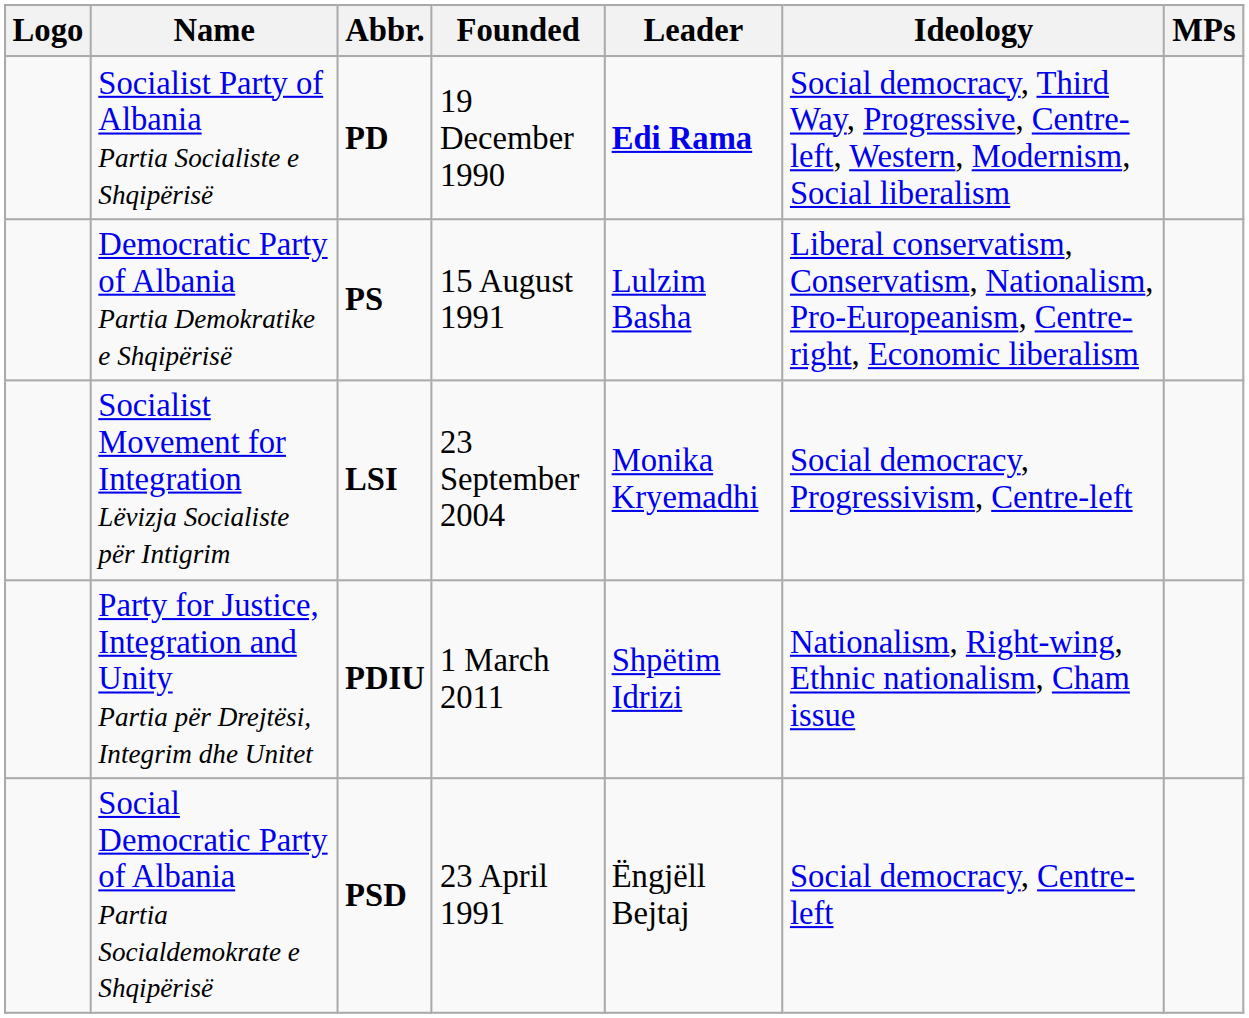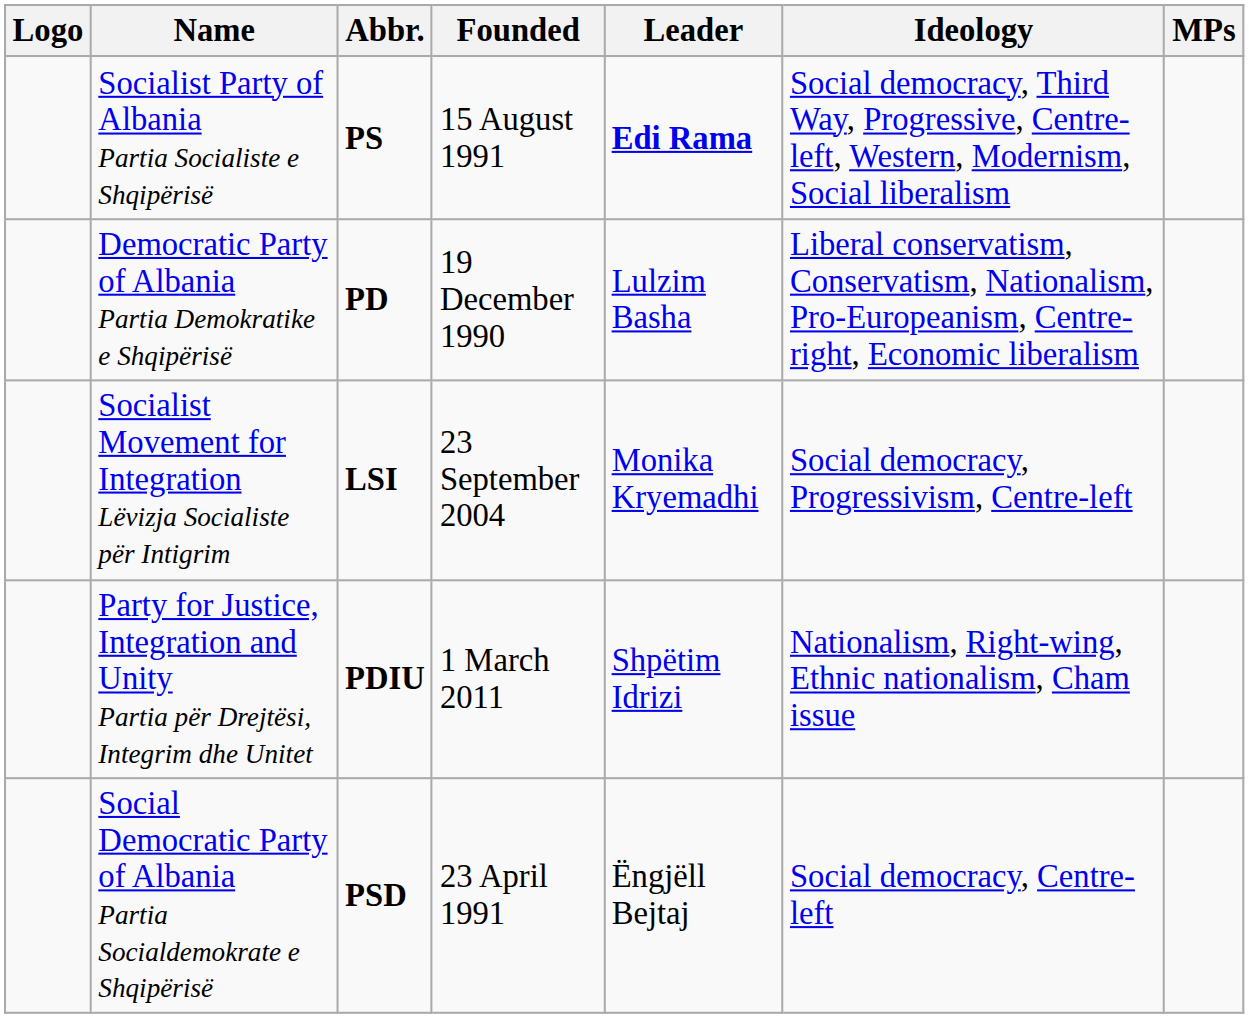(367, 137) PD -> (364, 137) PS
(507, 137) 19 December 1990 -> (507, 137) 15 August 1991
(364, 299) PS -> (367, 299) PD
(507, 299) 15 August 1991 -> (507, 299) 19 December 1990
